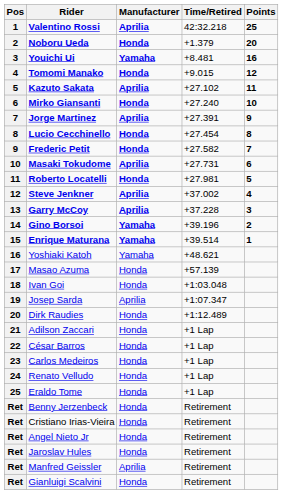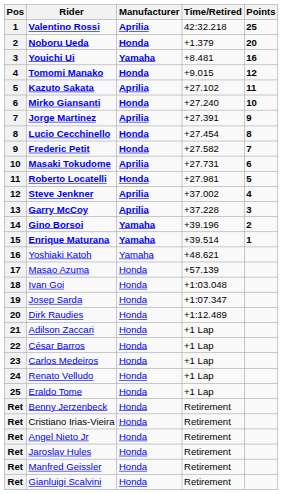(132, 300) Aprilia -> (133, 300) Honda
(132, 467) Aprilia -> (133, 467) Honda
